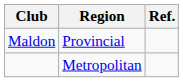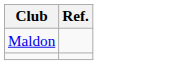- column: (102, 16)
